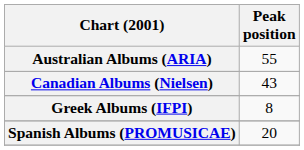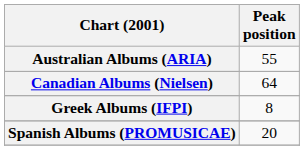(269, 83) 43 -> (269, 83) 64
